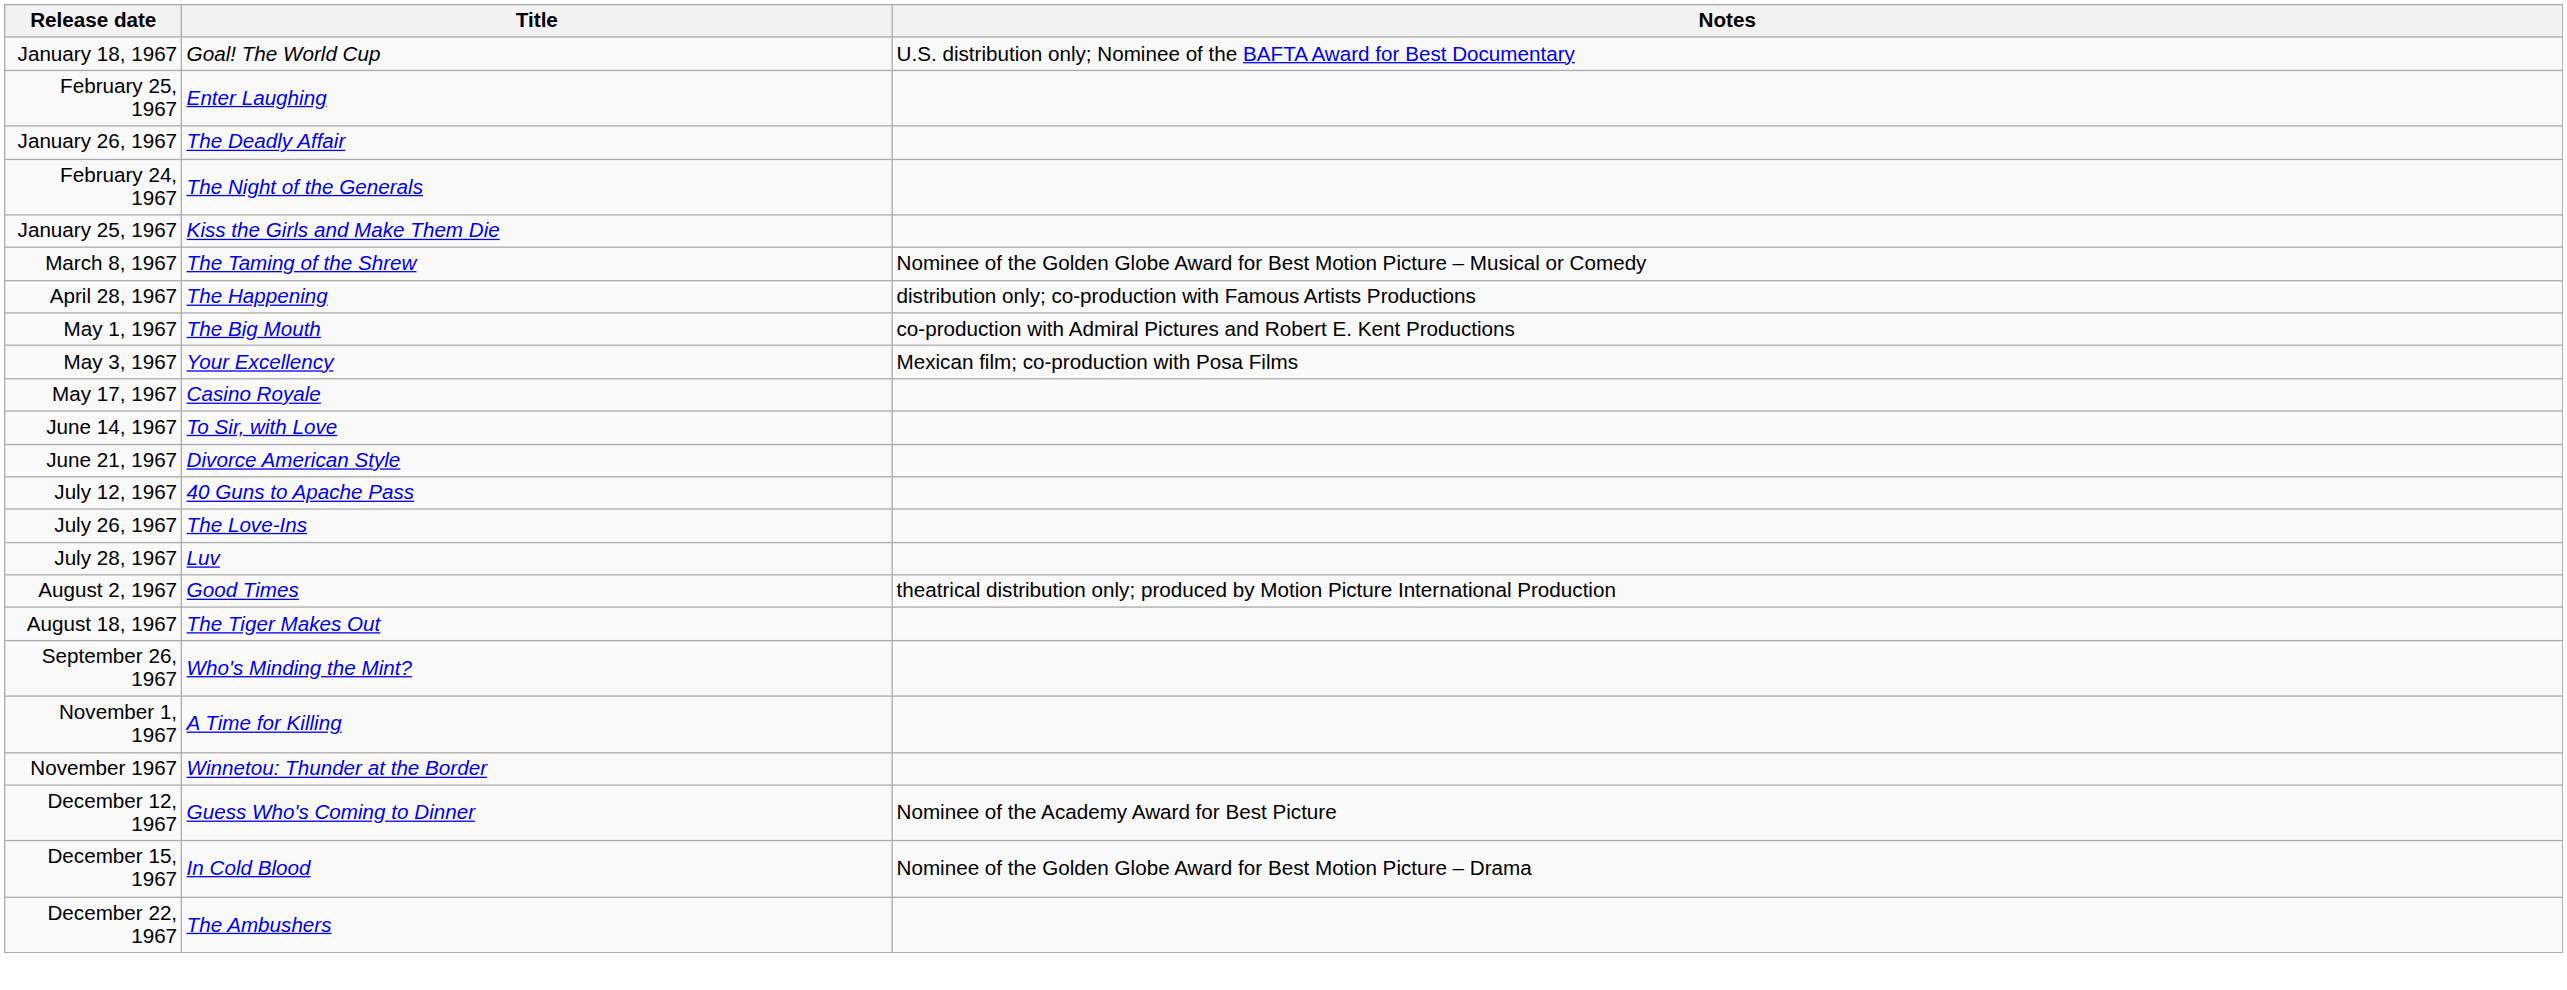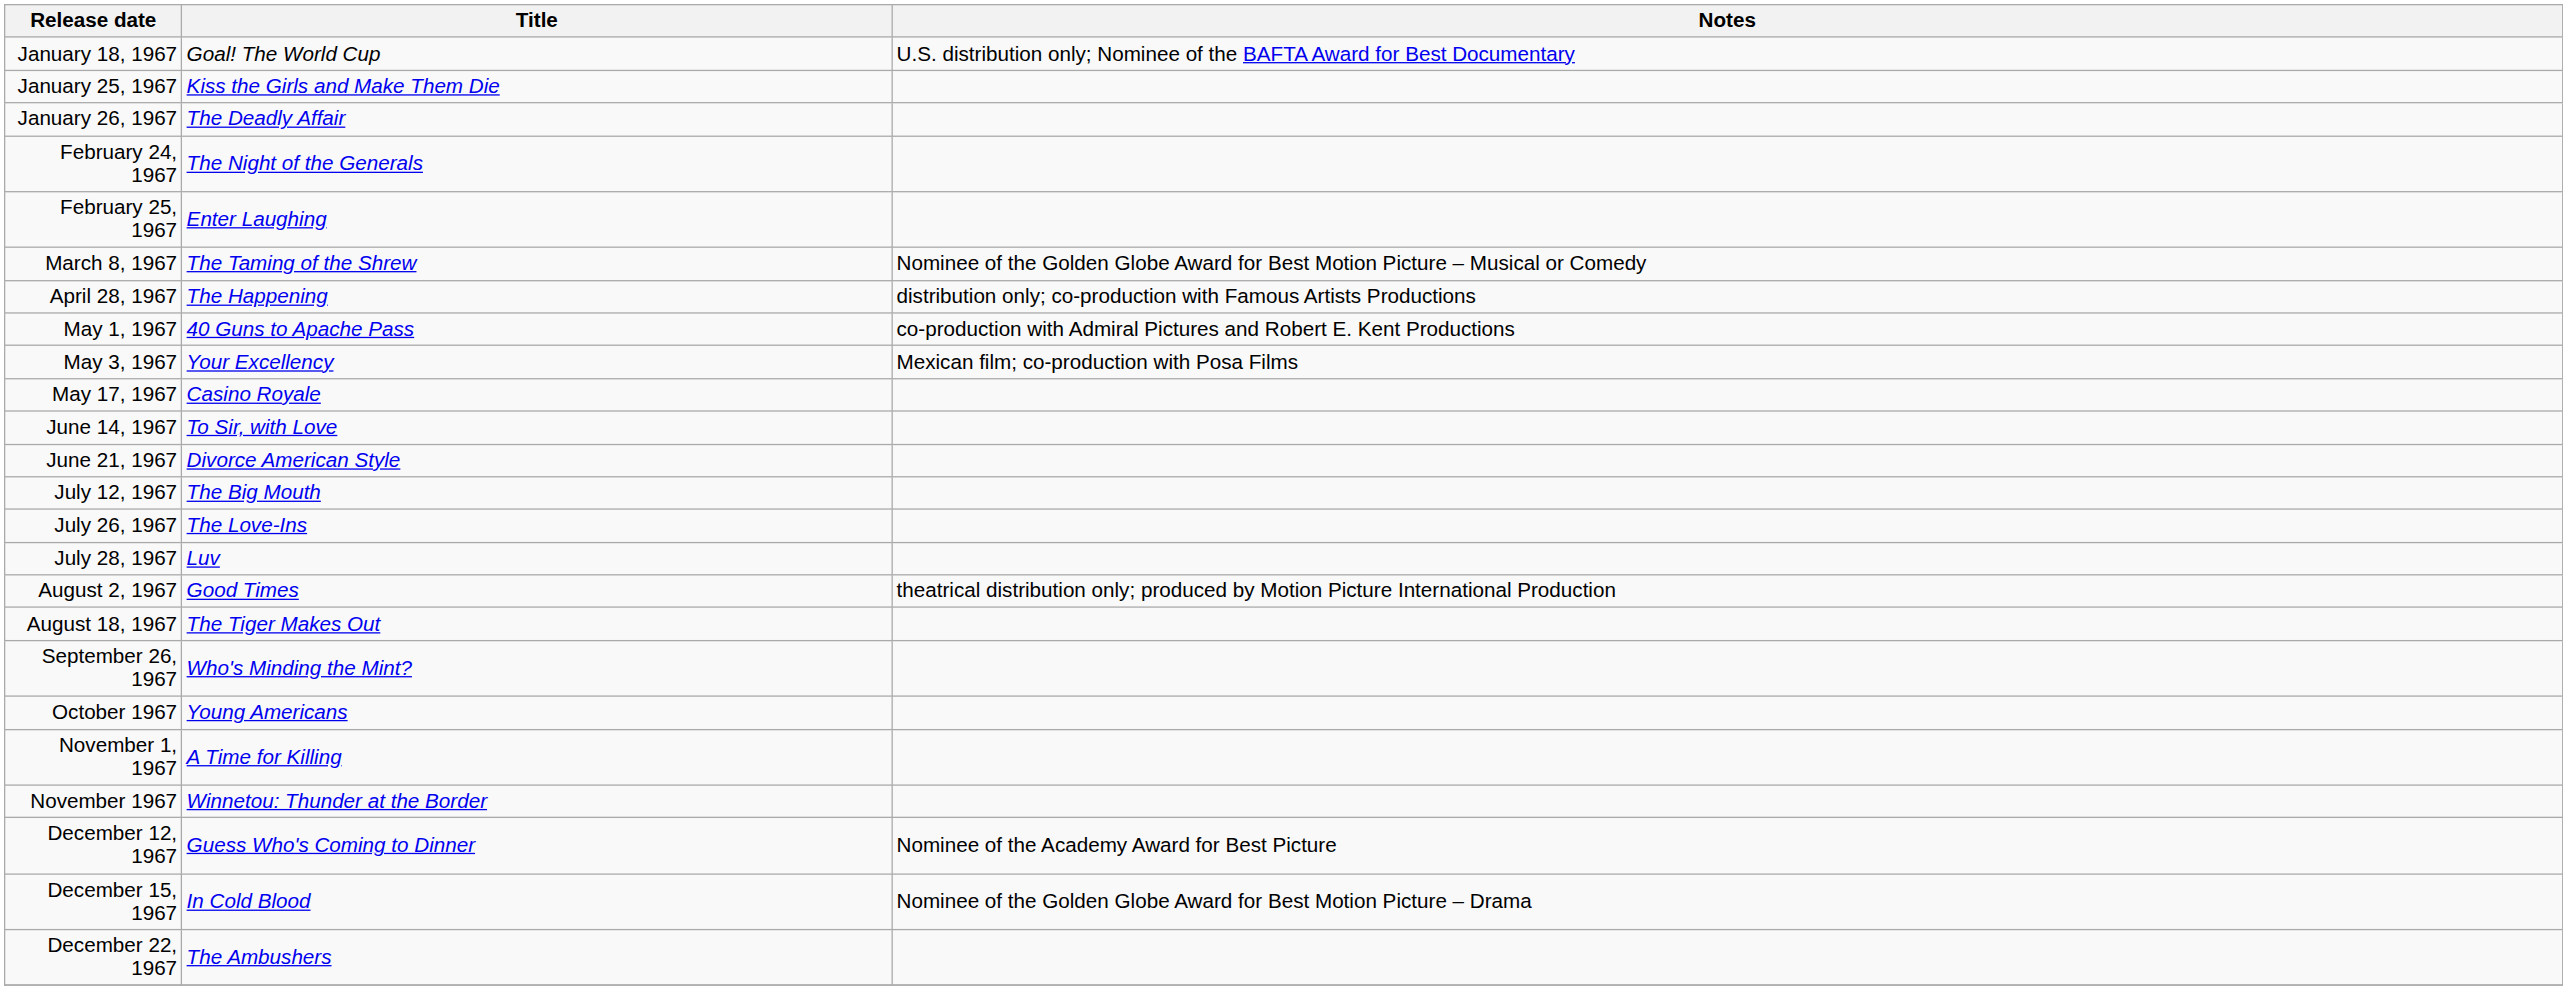rows swapped: (97, 230) <-> (119, 97)
(254, 329) The Big Mouth -> (300, 329) 40 Guns to Apache Pass
(300, 492) 40 Guns to Apache Pass -> (254, 492) The Big Mouth
+ row: (115, 712)
